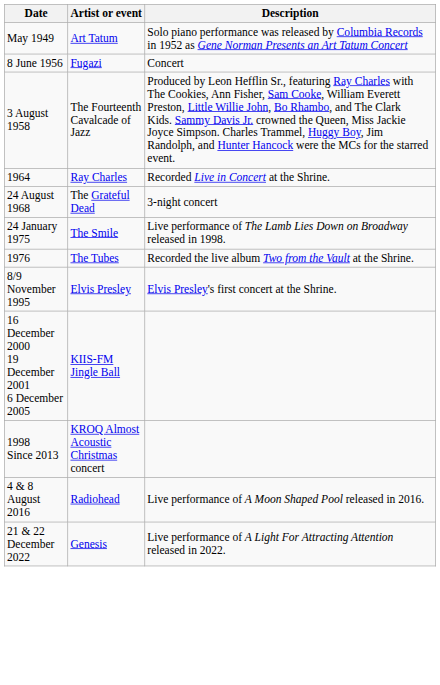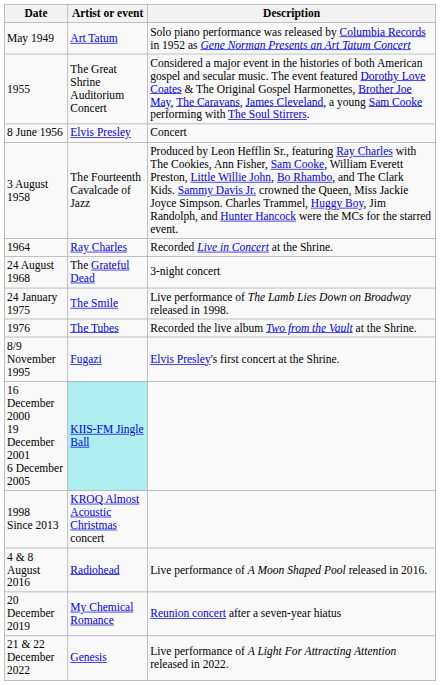+ row: (19, 89)
(86, 63) Fugazi -> (101, 133) Elvis Presley
(101, 289) Elvis Presley -> (86, 359) Fugazi
(95, 365) no background -> (107, 436) paleturquoise background
+ row: (31, 614)
